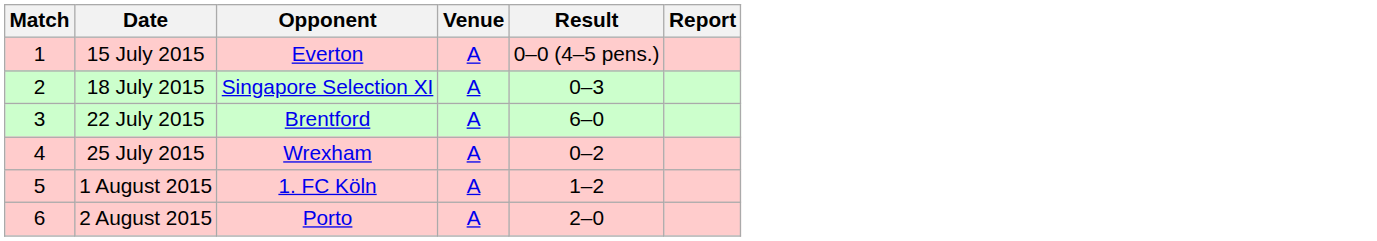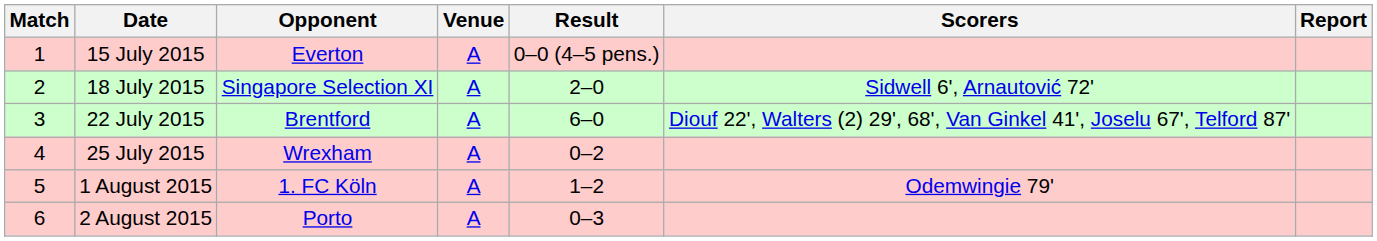+ column: (980, 20)
(587, 86) 0–3 -> (587, 86) 2–0
(587, 218) 2–0 -> (587, 218) 0–3
